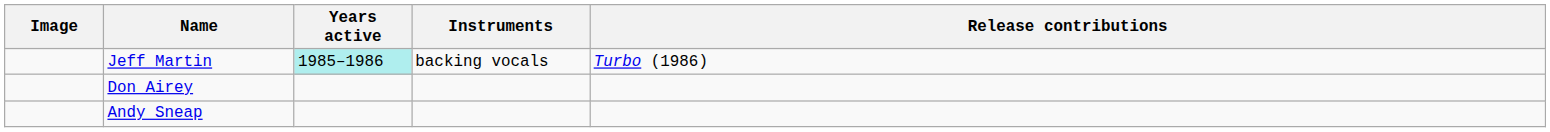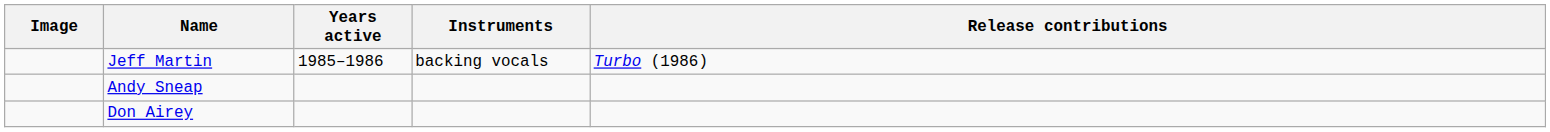(341, 62) paleturquoise background -> (341, 62) no background
rows swapped: (150, 88) <-> (155, 113)
